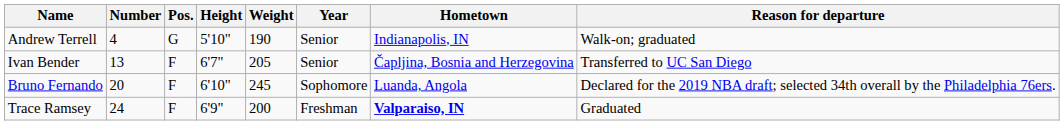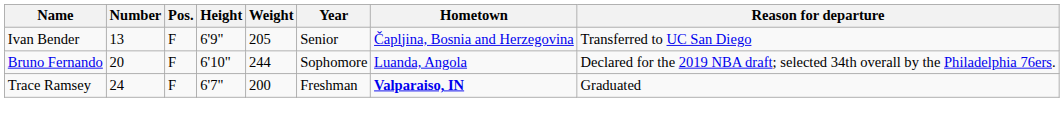- row: (52, 39)
(212, 62) 6'7" -> (212, 39) 6'9"
(260, 85) 245 -> (260, 62) 244
(212, 108) 6'9" -> (212, 85) 6'7"
